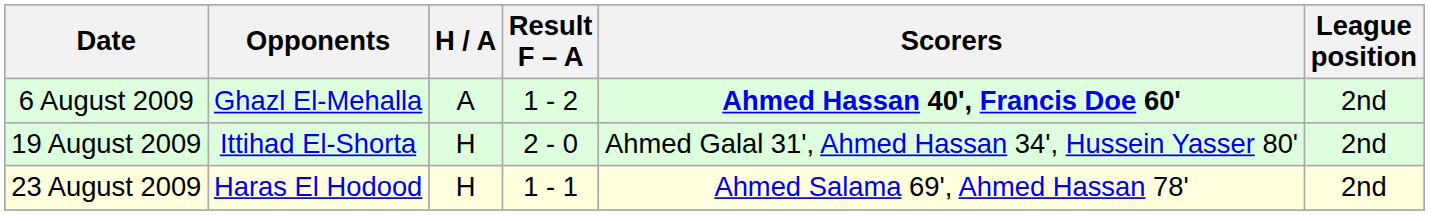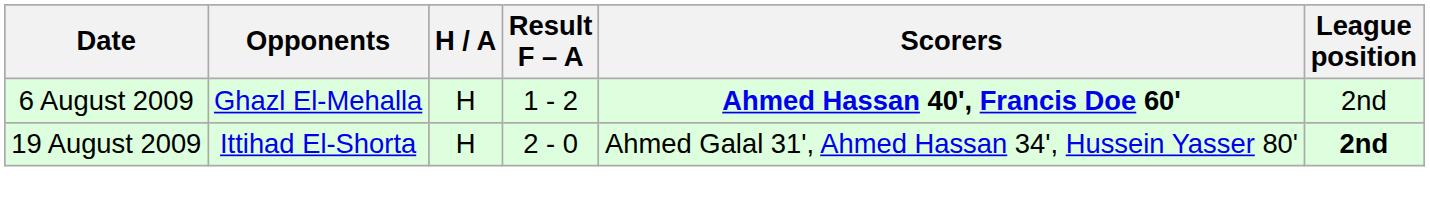(466, 100) A -> (466, 100) H
(1364, 143) normal -> (1364, 143) bold
- row: (106, 187)
